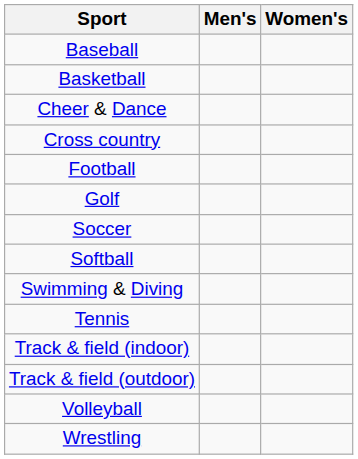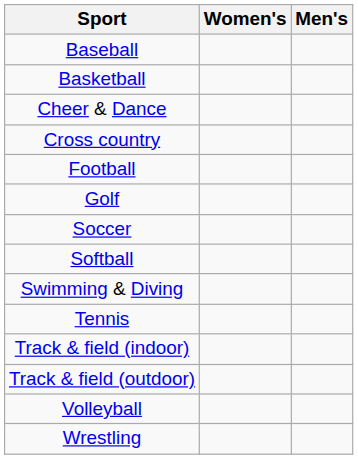columns swapped: (230, 19) <-> (307, 19)
